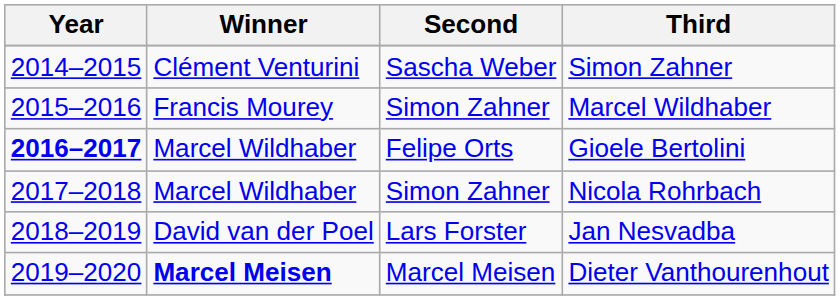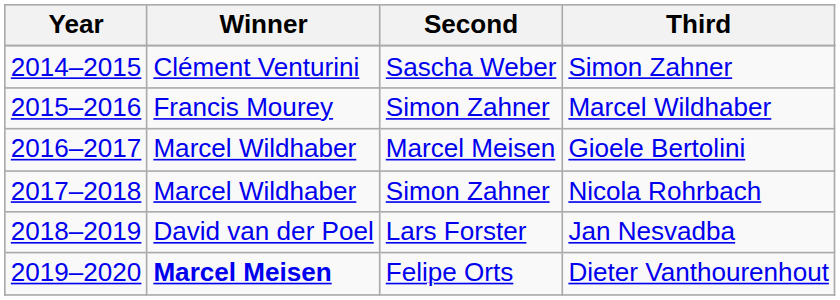(76, 149) bold -> (76, 149) normal
(450, 149) Felipe Orts -> (471, 149) Marcel Meisen
(471, 273) Marcel Meisen -> (450, 273) Felipe Orts
